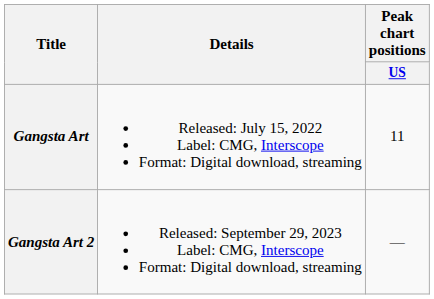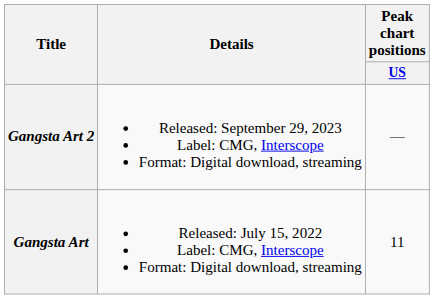rows swapped: (51, 136) <-> (51, 241)
